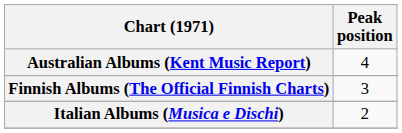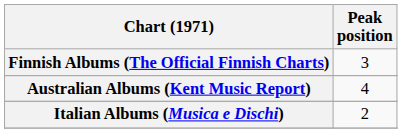rows swapped: (169, 62) <-> (169, 88)
